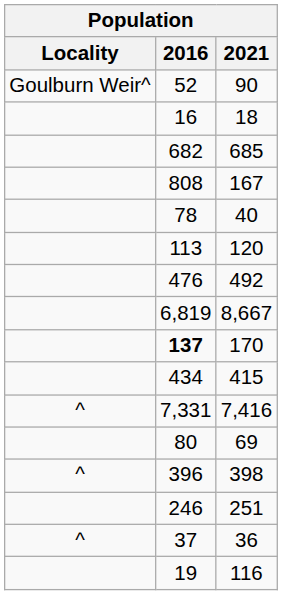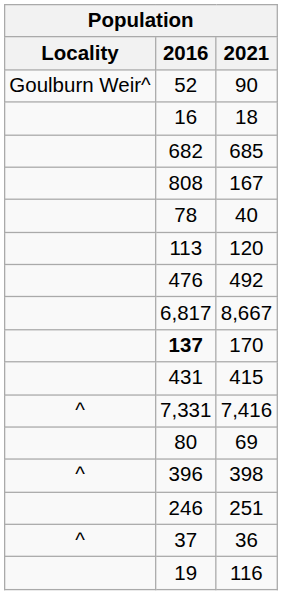(186, 313) 6,819 -> (186, 313) 6,817
(186, 378) 434 -> (186, 378) 431
